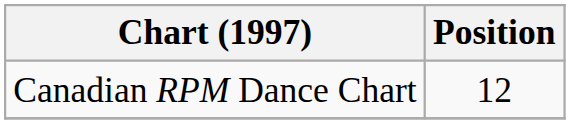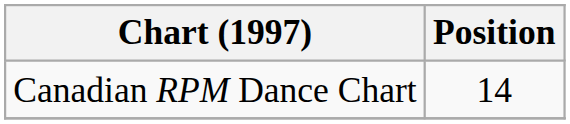(494, 88) 12 -> (494, 88) 14
